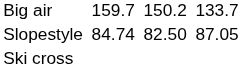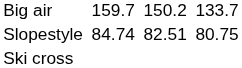(165, 34) 82.50 -> (165, 34) 82.51
(217, 34) 87.05 -> (217, 34) 80.75
